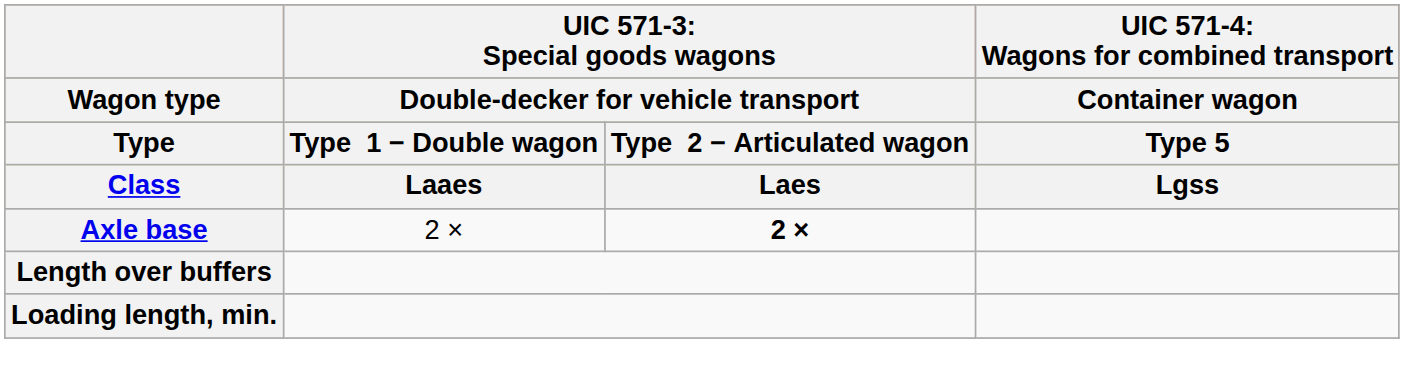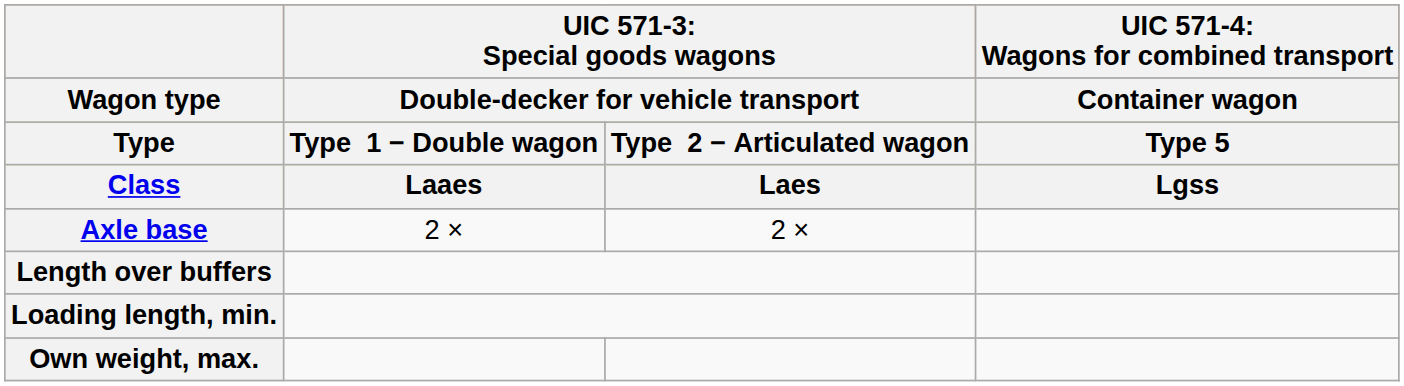(790, 229) bold -> (790, 229) normal
+ row: (144, 358)
